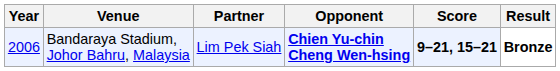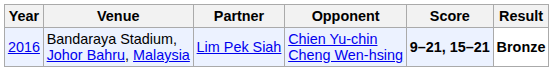(24, 47) 2006 -> (24, 47) 2016
(349, 47) bold -> (346, 47) normal
